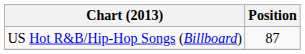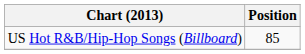(273, 37) 87 -> (273, 37) 85
